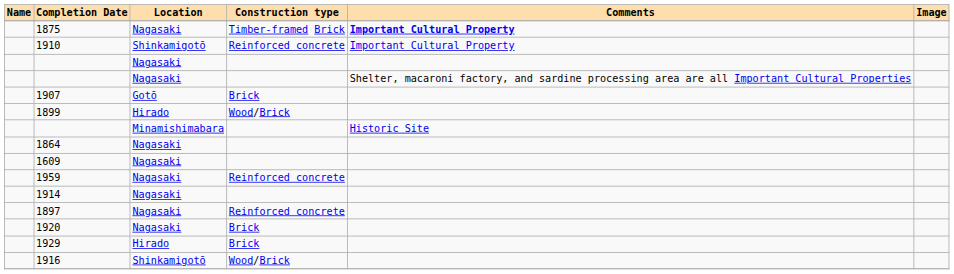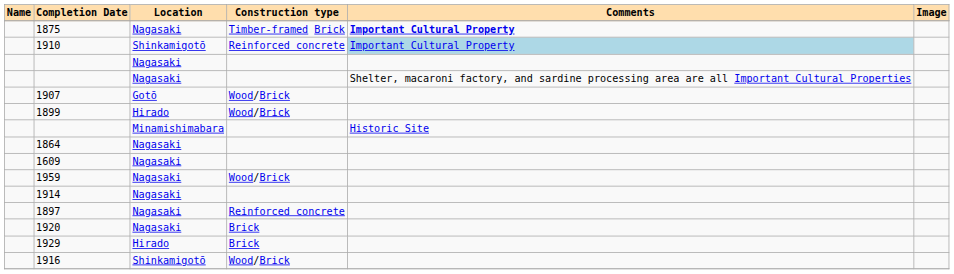(432, 46) no background -> (432, 46) lightblue background
(244, 95) Brick -> (259, 95) Wood/Brick
(287, 178) Reinforced concrete -> (259, 178) Wood/Brick
